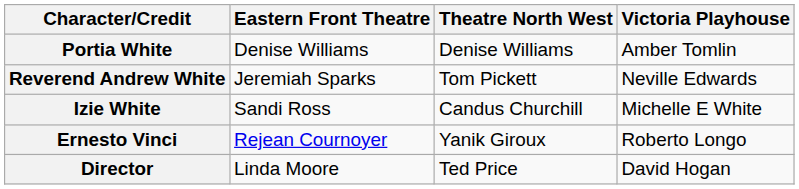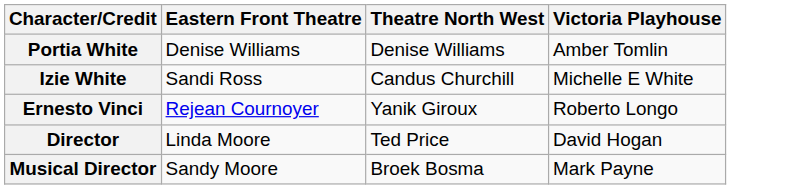- row: (117, 79)
+ row: (83, 169)
